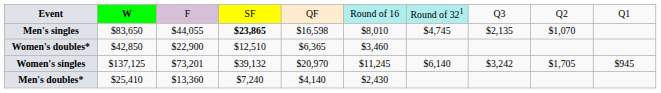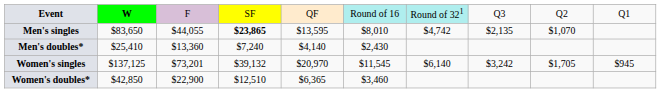(312, 31) $16,598 -> (312, 31) $13,595
(437, 31) $4,745 -> (437, 31) $4,742
rows swapped: (51, 80) <-> (51, 47)
(375, 63) $11,245 -> (375, 63) $11,545
